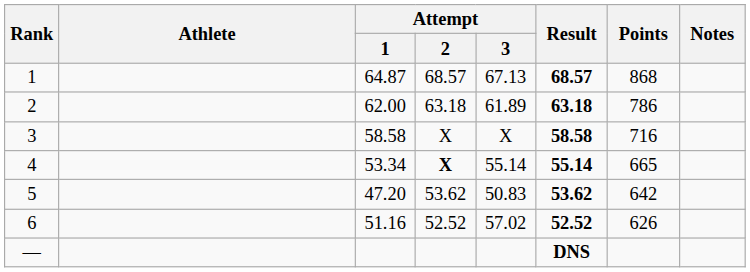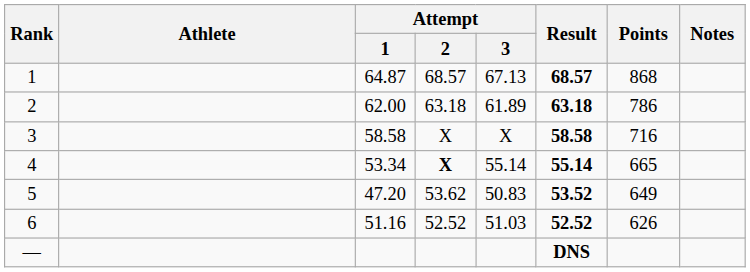(572, 194) 53.62 -> (572, 194) 53.52
(643, 194) 642 -> (643, 194) 649
(506, 223) 57.02 -> (506, 223) 51.03
